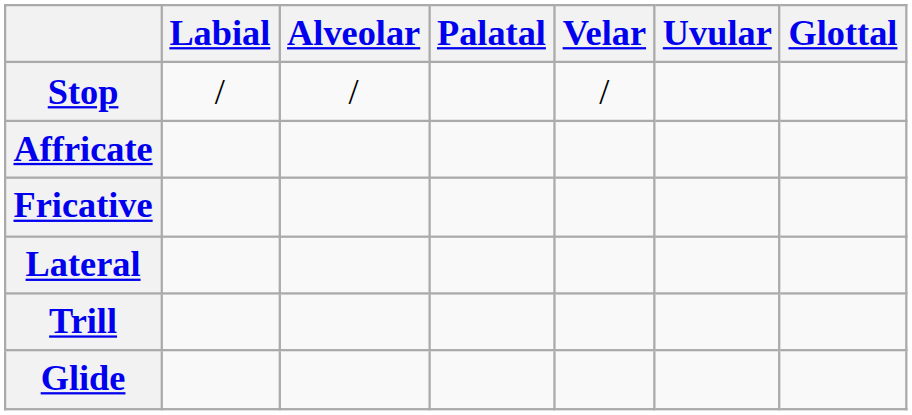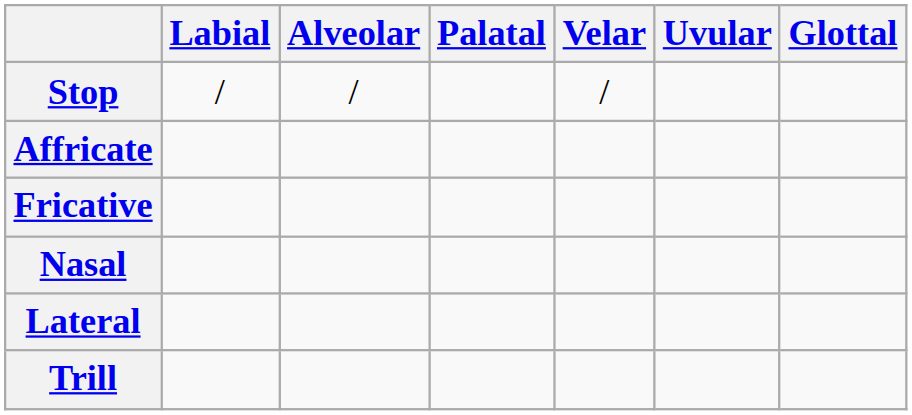+ row: (83, 263)
- row: (83, 378)
